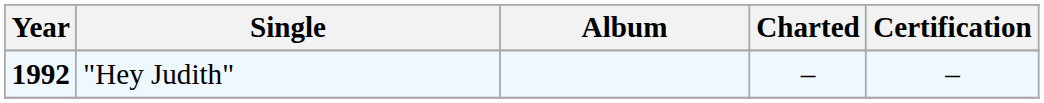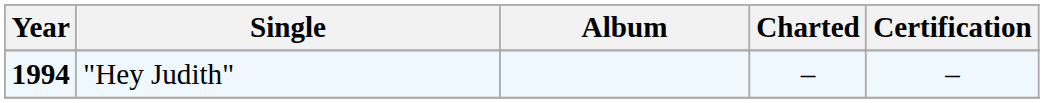(41, 73) 1992 -> (41, 73) 1994
